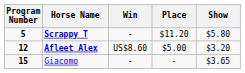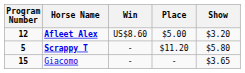rows swapped: (71, 48) <-> (66, 34)
